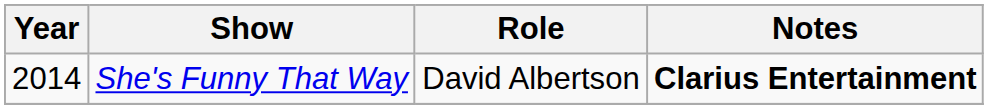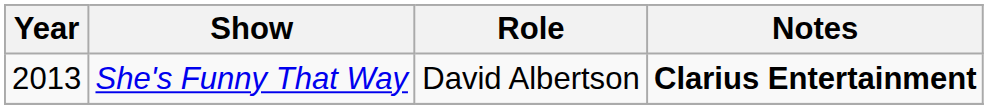(47, 78) 2014 -> (47, 78) 2013
